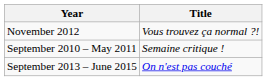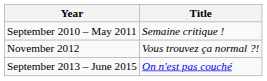rows swapped: (72, 48) <-> (43, 31)
